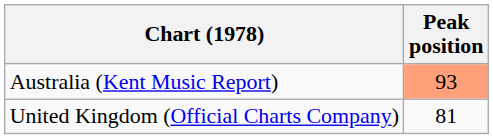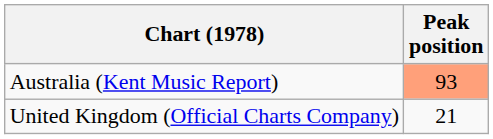(446, 116) 81 -> (446, 116) 21
